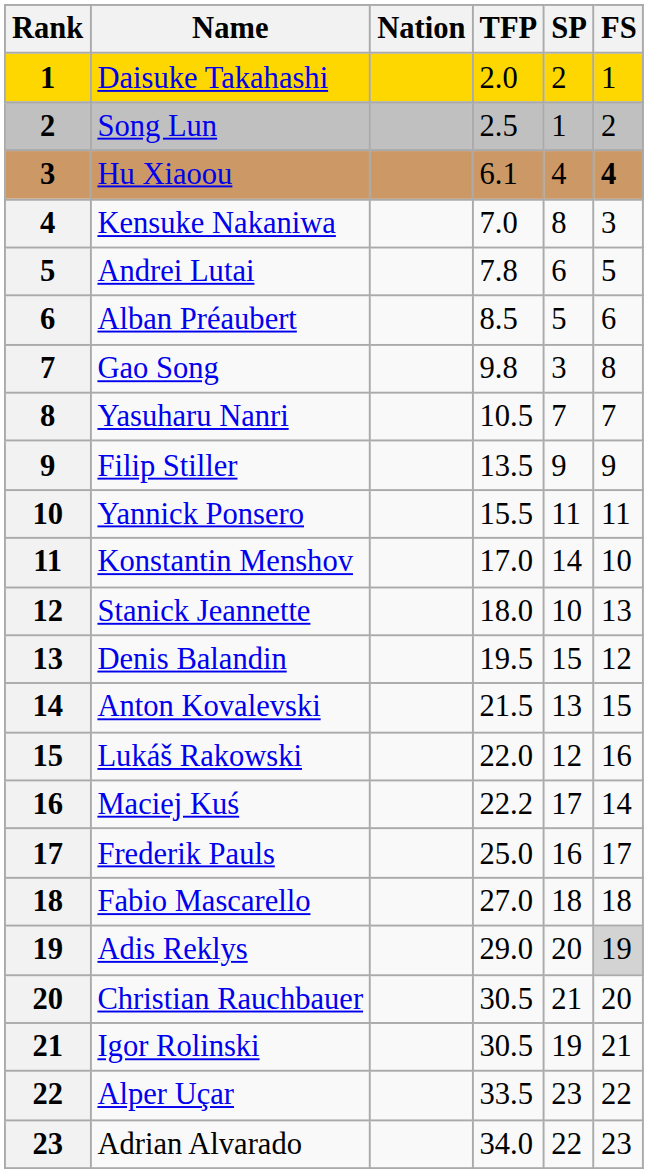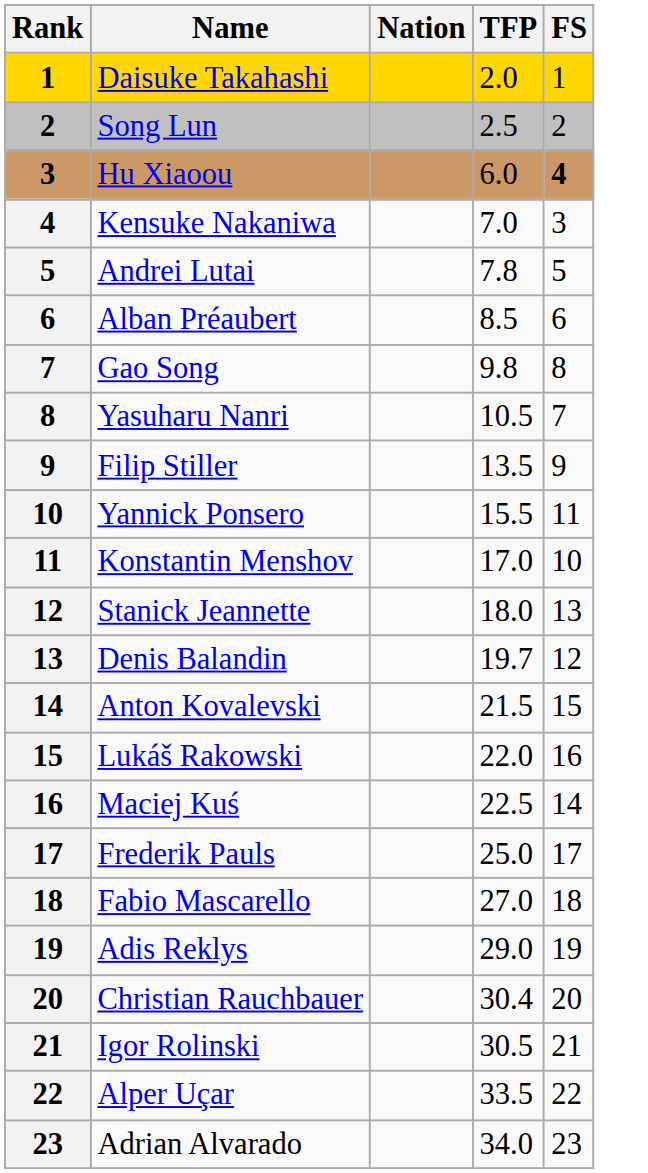- column: (569, 28)
(499, 174) 6.1 -> (499, 174) 6.0
(506, 658) 19.5 -> (506, 658) 19.7
(506, 804) 22.2 -> (506, 804) 22.5
(616, 949) lightgrey background -> (567, 949) no background
(506, 998) 30.5 -> (506, 998) 30.4
